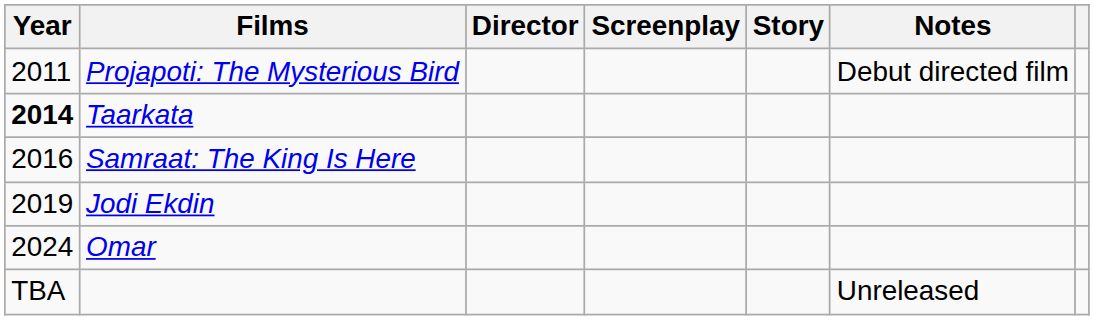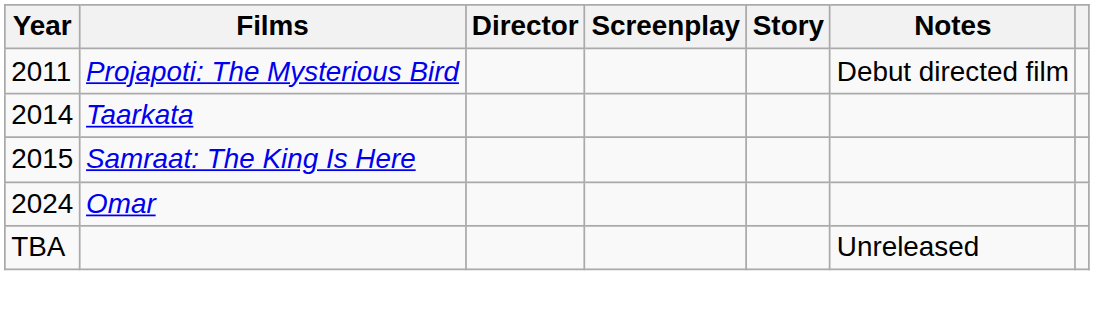(42, 114) bold -> (42, 114) normal
(42, 159) 2016 -> (42, 159) 2015
- row: (150, 203)
